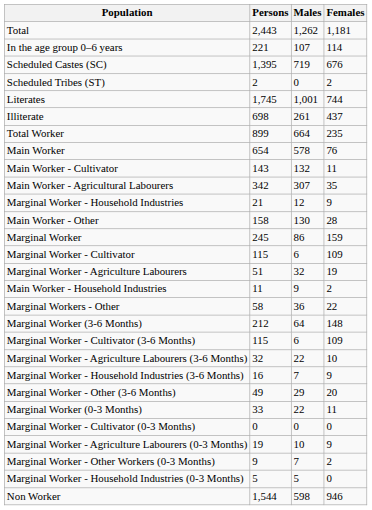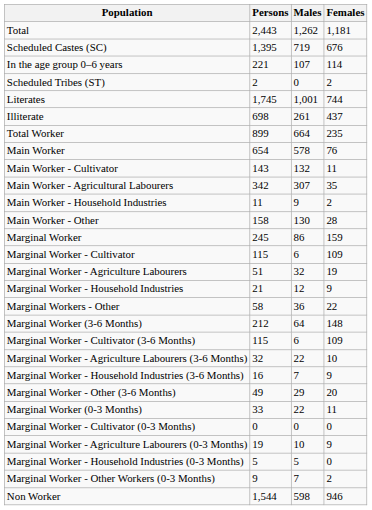rows swapped: (65, 47) <-> (57, 64)
rows swapped: (87, 289) <-> (95, 202)
rows swapped: (125, 479) <-> (111, 461)
